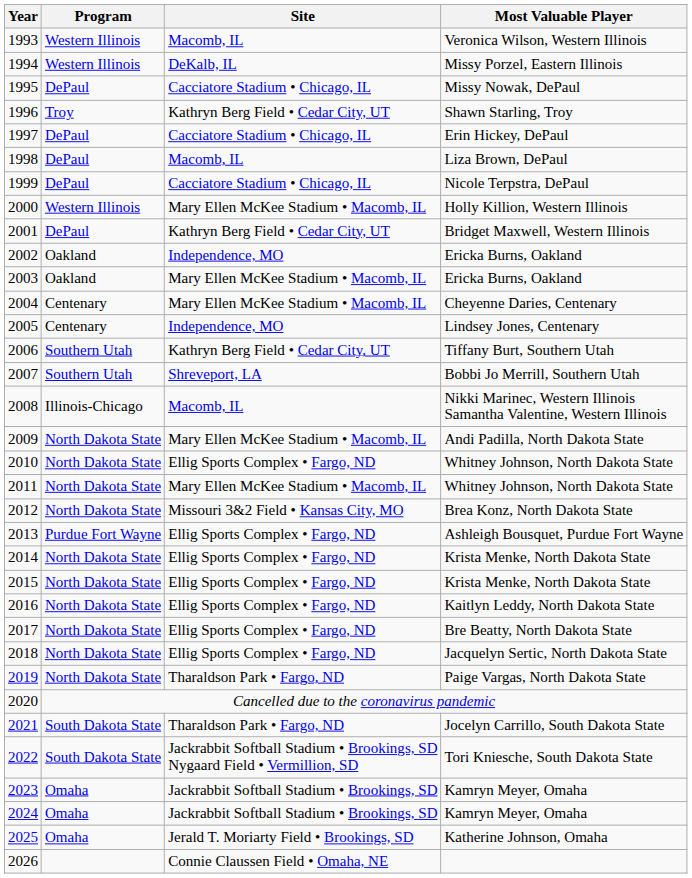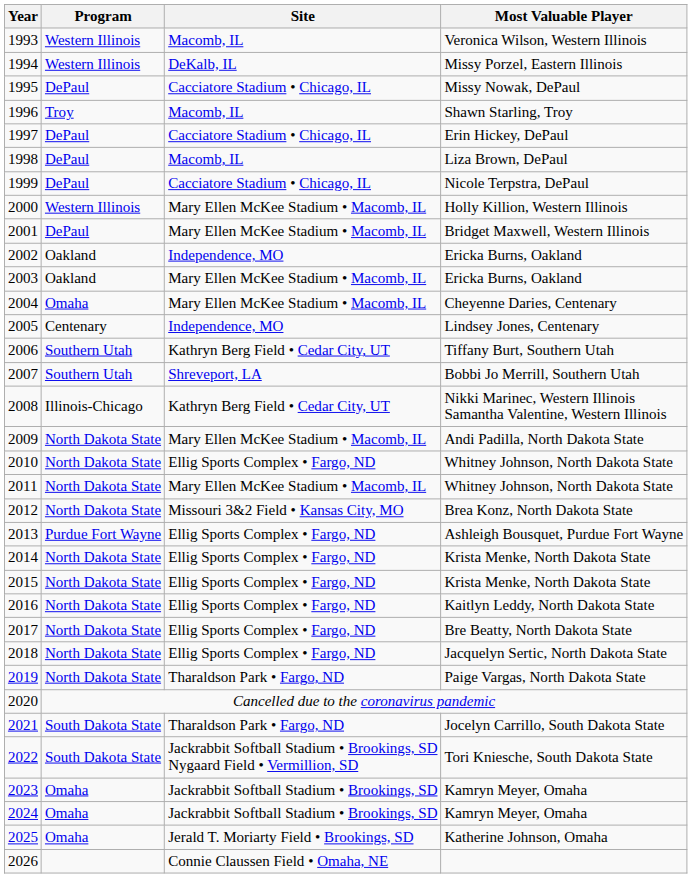(279, 111) Kathryn Berg Field • Cedar City, UT -> (206, 111) Macomb, IL
(279, 231) Kathryn Berg Field • Cedar City, UT -> (297, 231) Mary Ellen McKee Stadium • Macomb, IL
(76, 302) Centenary -> (67, 302) Omaha
(206, 406) Macomb, IL -> (279, 406) Kathryn Berg Field • Cedar City, UT
